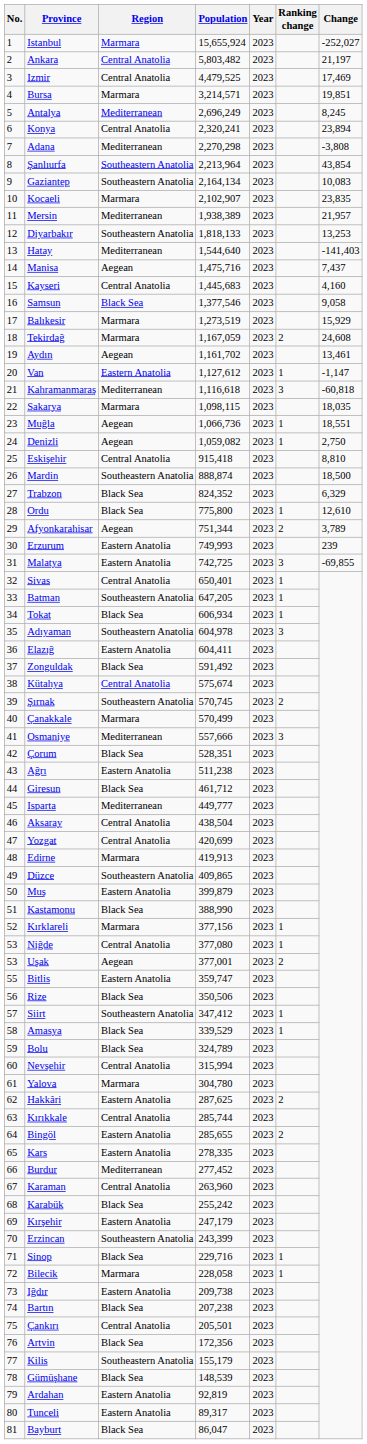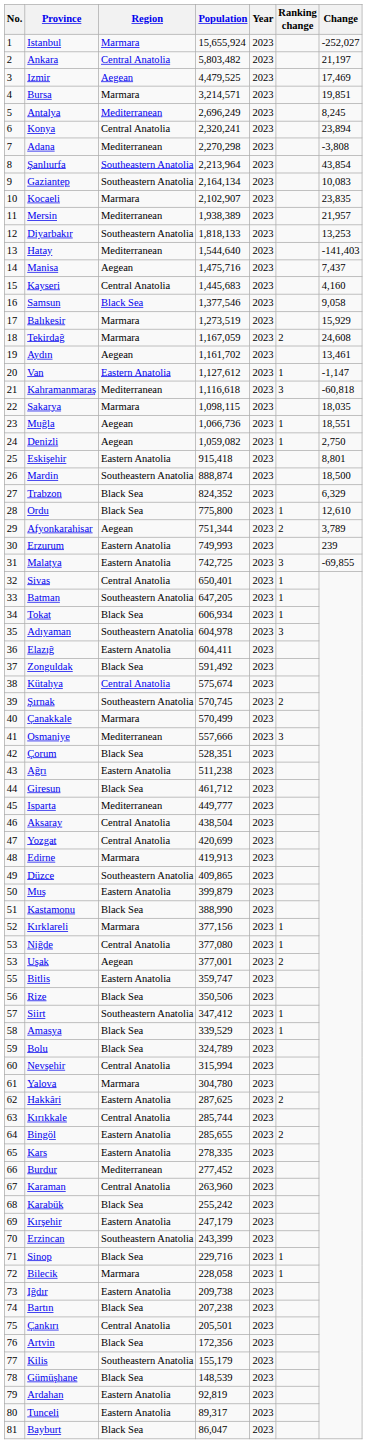(136, 77) Central Anatolia -> (117, 77) Aegean
(136, 459) Central Anatolia -> (136, 459) Eastern Anatolia
(334, 459) 8,810 -> (334, 459) 8,801
